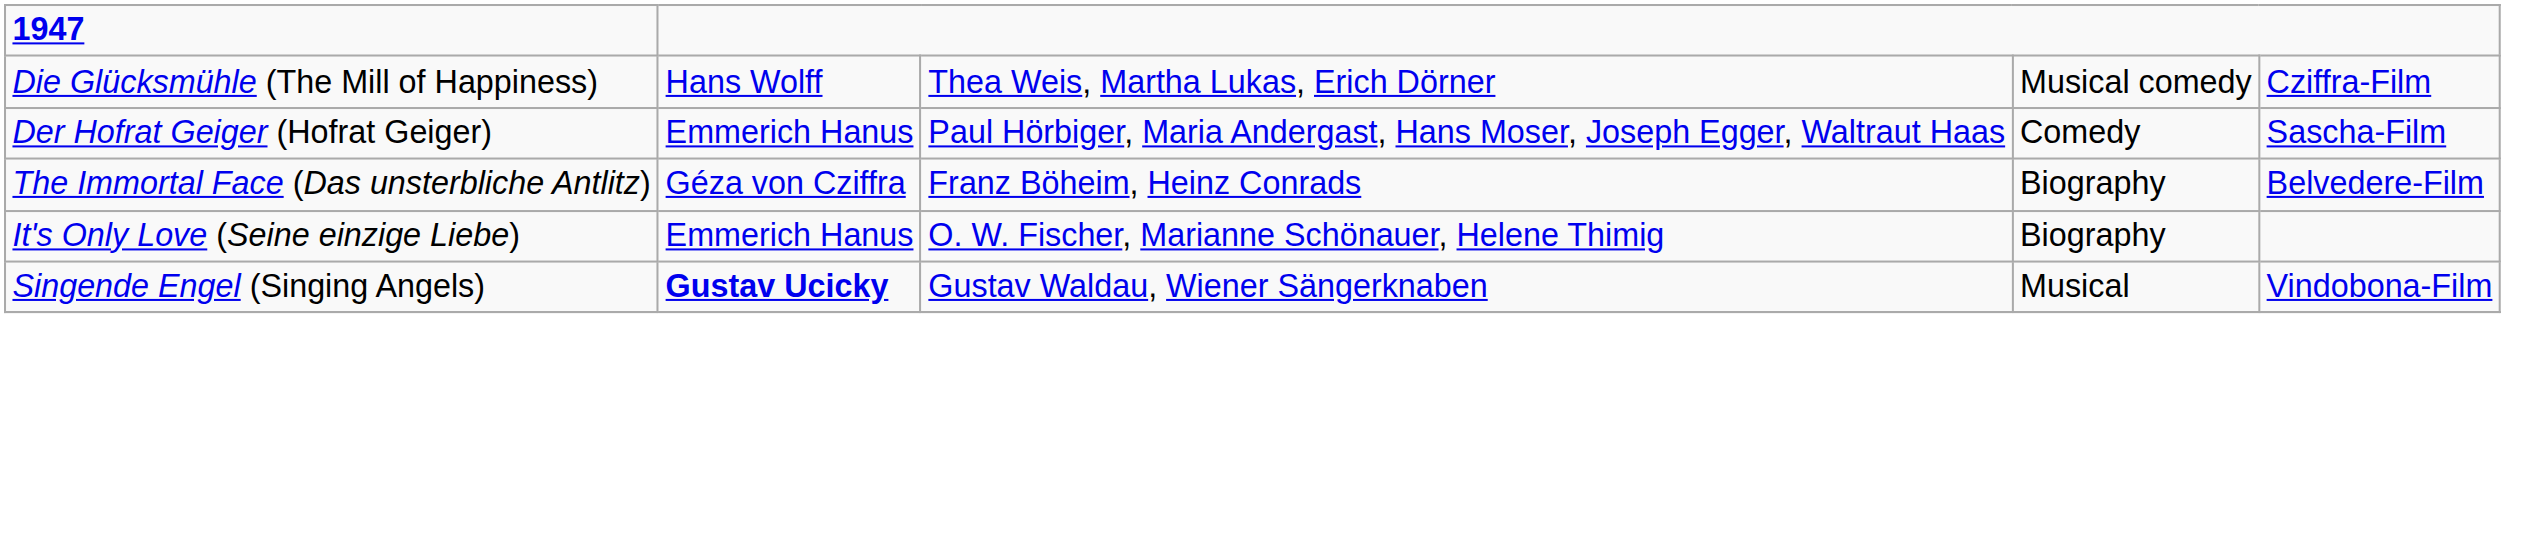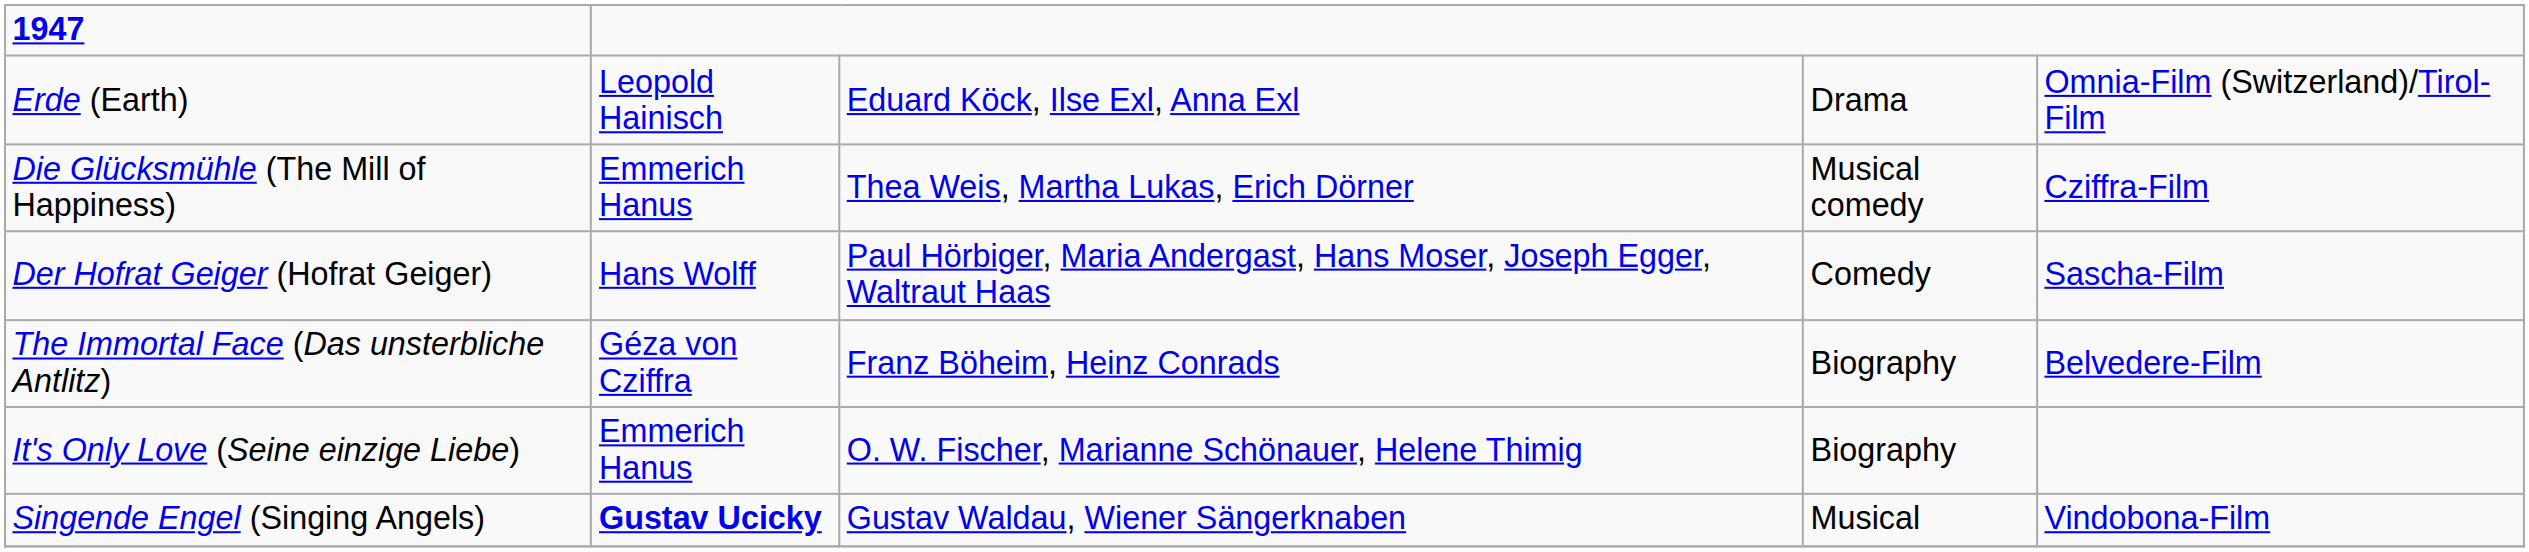+ row: (100, 99)
(744, 81) Hans Wolff -> (672, 187) Emmerich Hanus
(790, 132) Emmerich Hanus -> (677, 274) Hans Wolff
